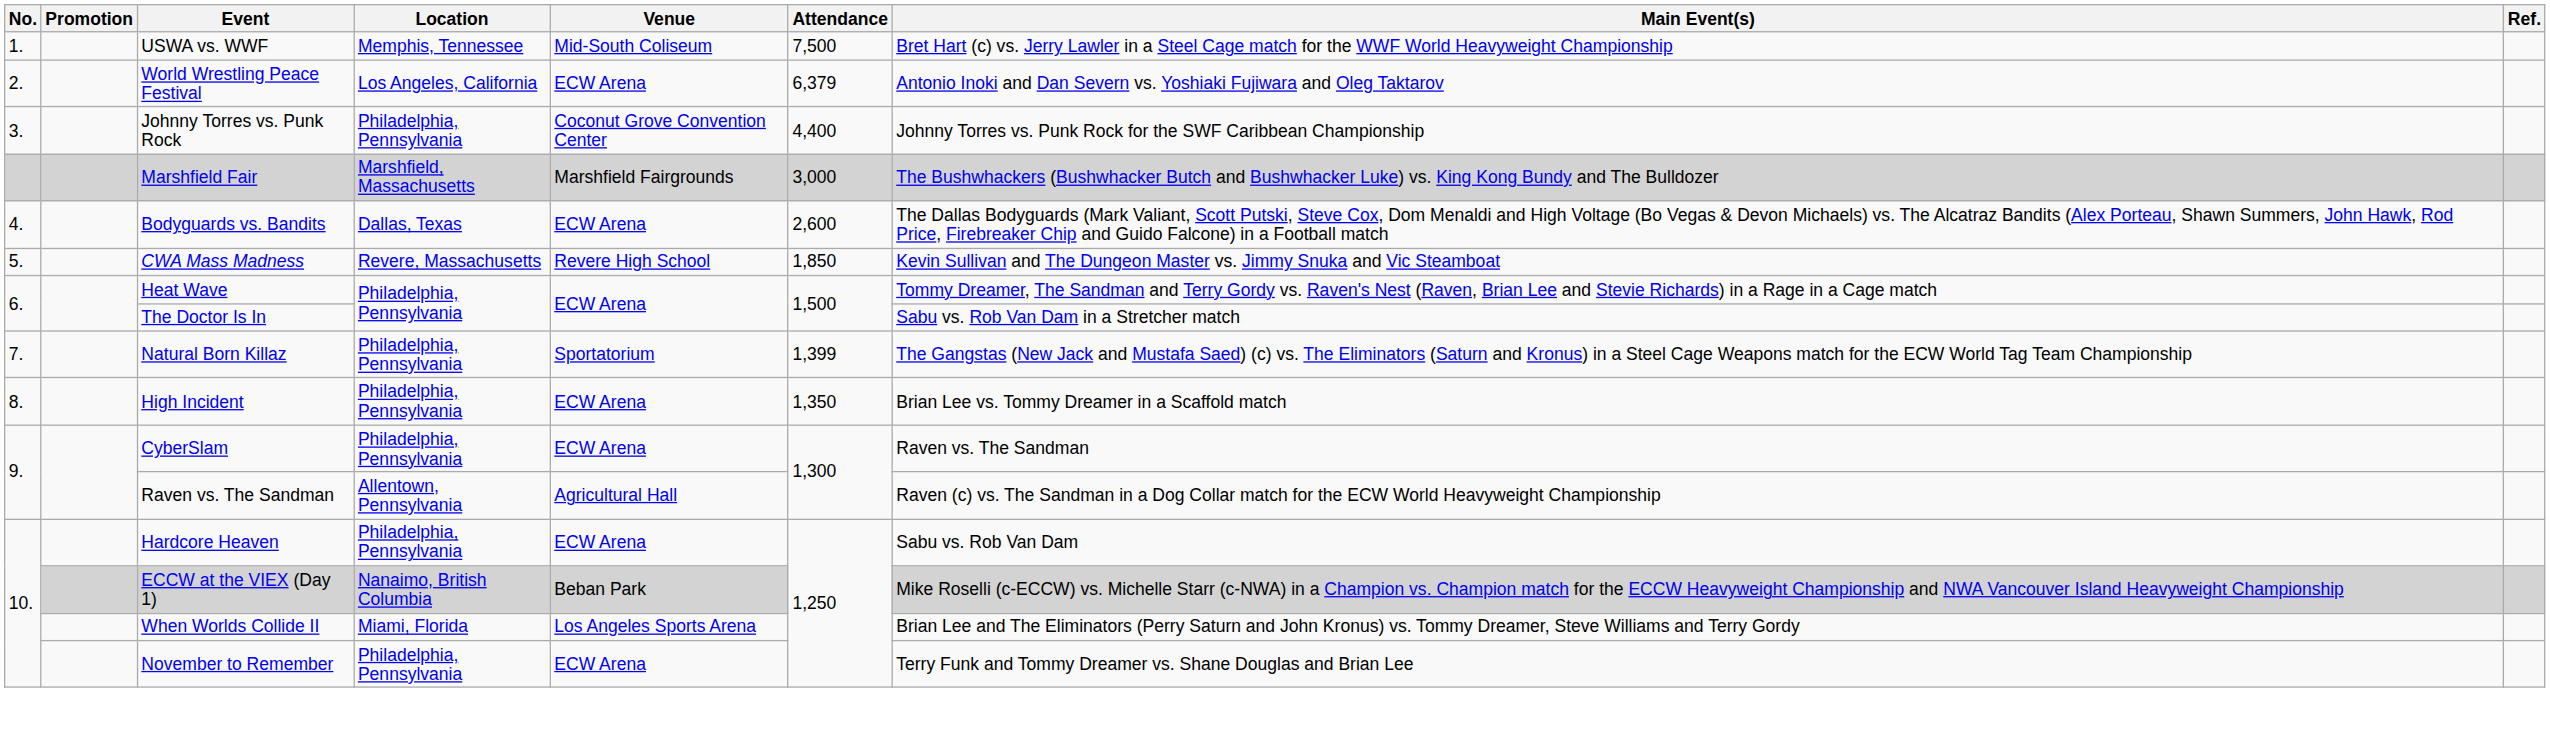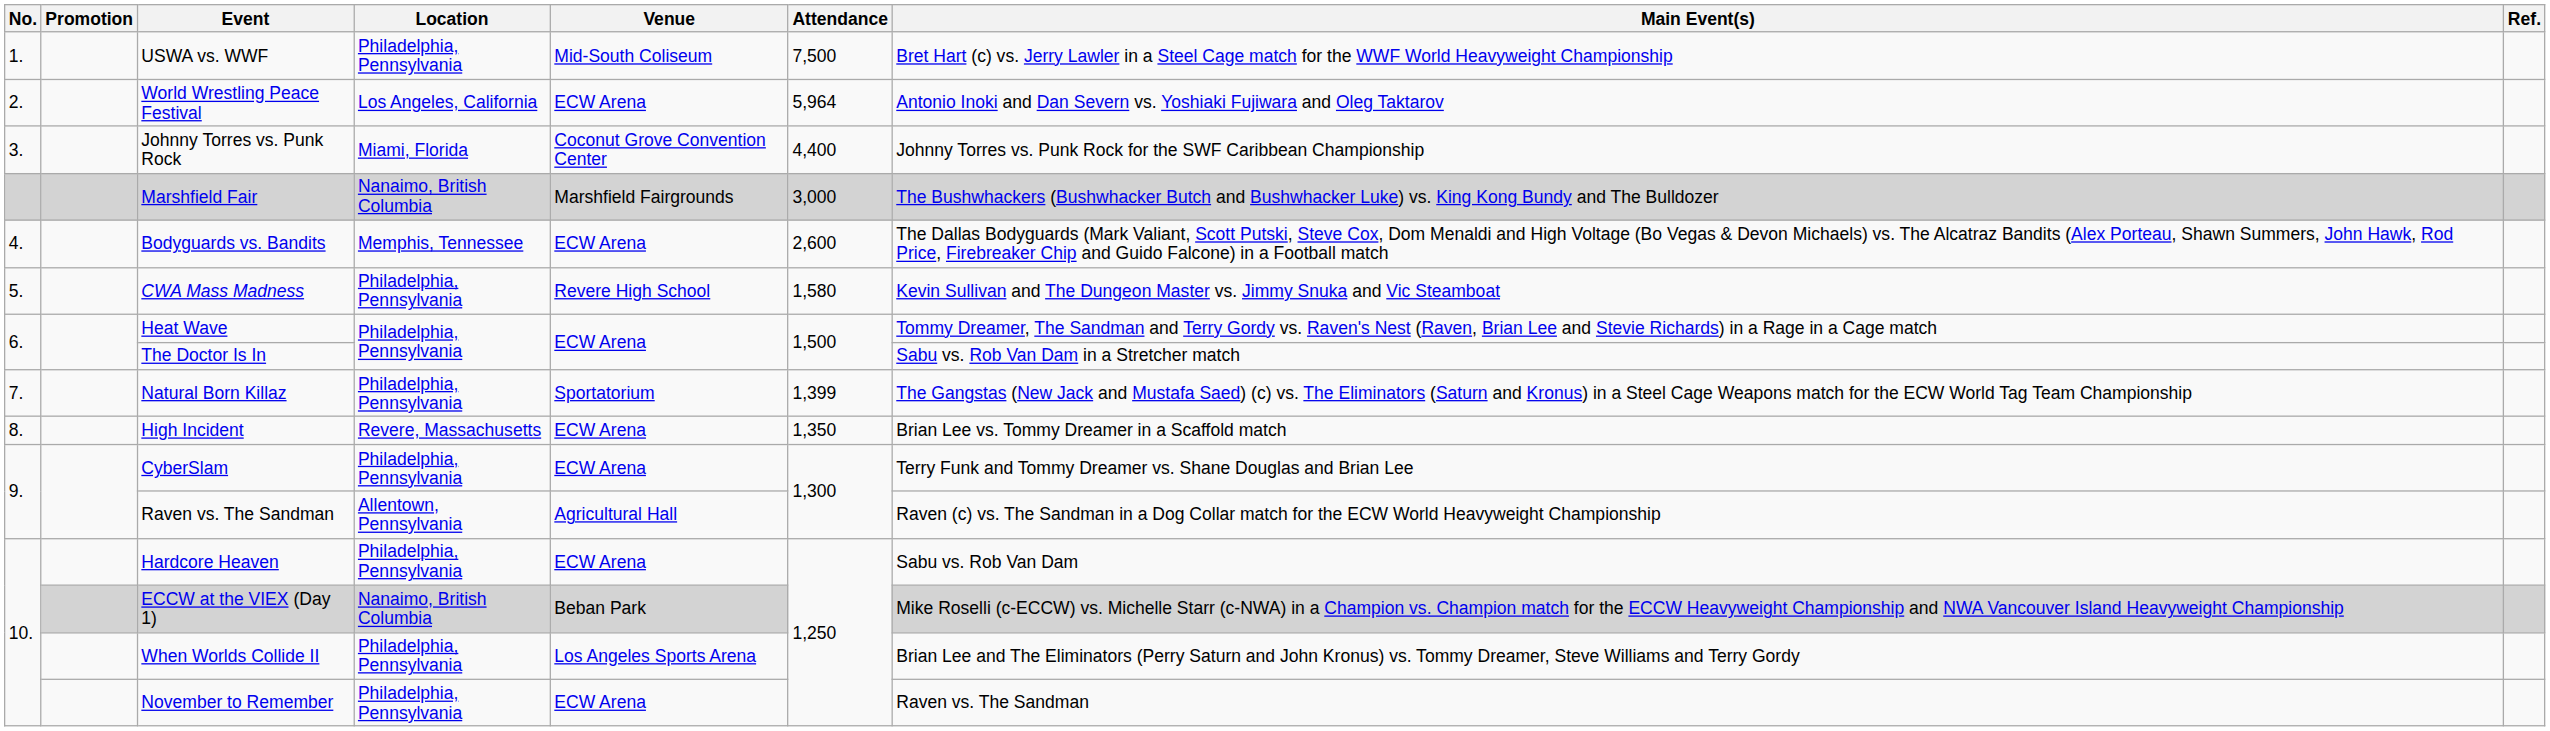(441, 46) Memphis, Tennessee -> (410, 55) Philadelphia, Pennsylvania
(814, 83) 6,379 -> (814, 102) 5,964
(410, 130) Philadelphia, Pennsylvania -> (413, 149) Miami, Florida
(416, 177) Marshfield, Massachusetts -> (422, 196) Nanaimo, British Columbia
(410, 224) Dallas, Texas -> (441, 243) Memphis, Tennessee
(450, 261) Revere, Massachusetts -> (410, 290) Philadelphia, Pennsylvania
(814, 261) 1,850 -> (814, 290) 1,580
(410, 401) Philadelphia, Pennsylvania -> (450, 430) Revere, Massachusetts
(993, 448) Raven vs. The Sandman -> (1155, 467) Terry Funk and Tommy Dreamer vs. Shane Douglas and Brian Lee
(413, 626) Miami, Florida -> (410, 655) Philadelphia, Pennsylvania
(1155, 664) Terry Funk and Tommy Dreamer vs. Shane Douglas and Brian Lee -> (993, 702) Raven vs. The Sandman
